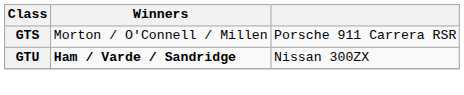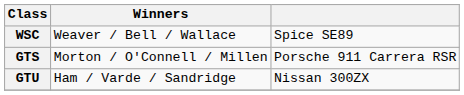+ row: (28, 37)
(145, 58) bold -> (145, 80) normal
